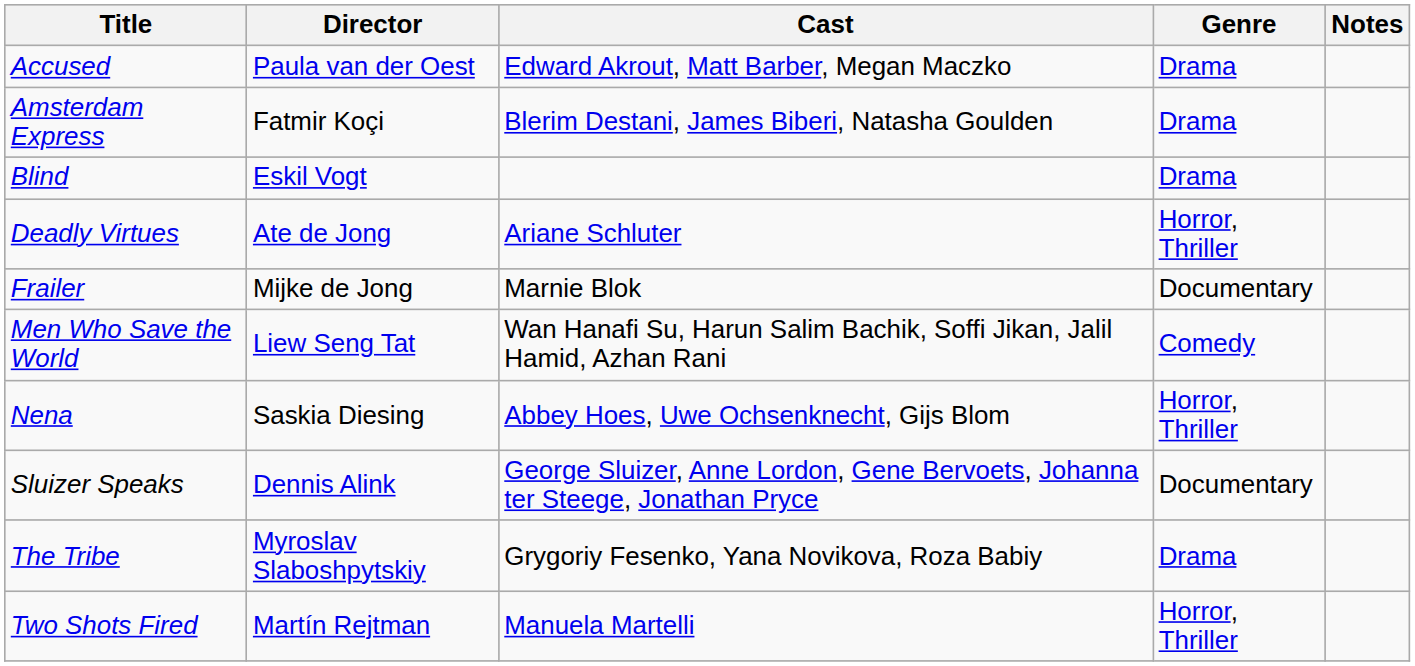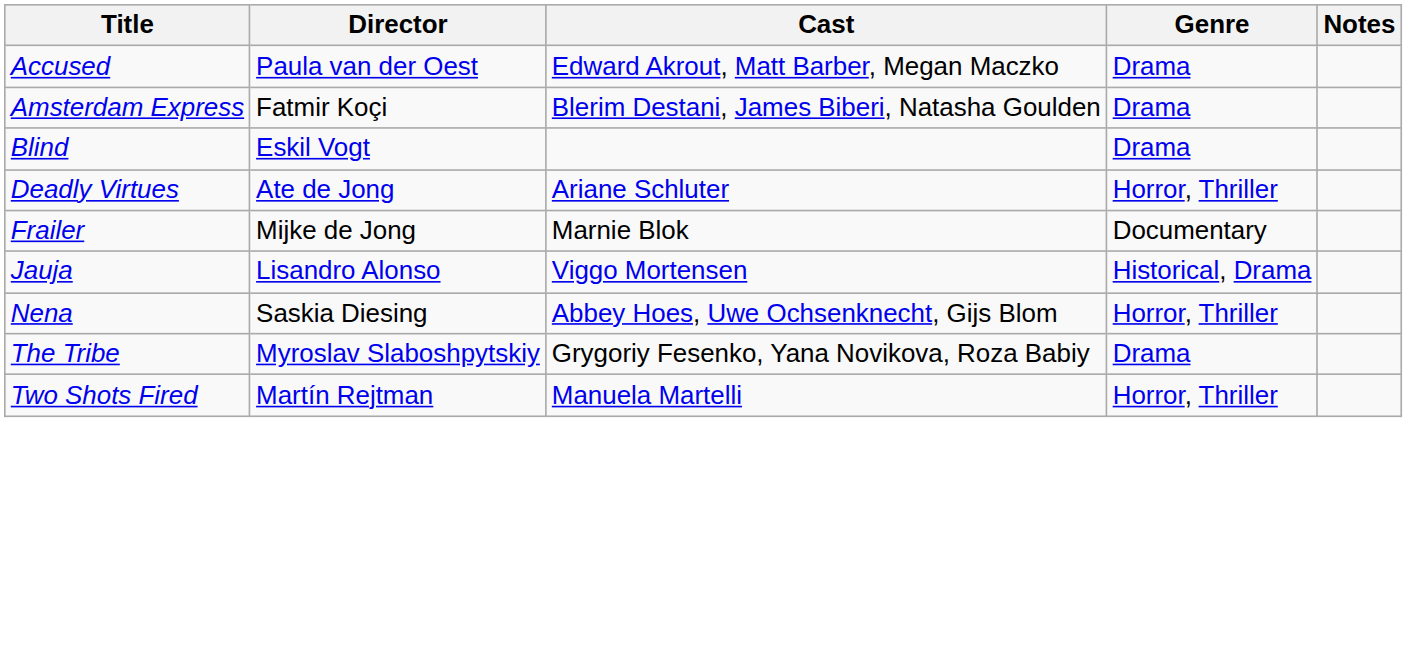+ row: (42, 271)
- row: (121, 344)
- row: (97, 485)
